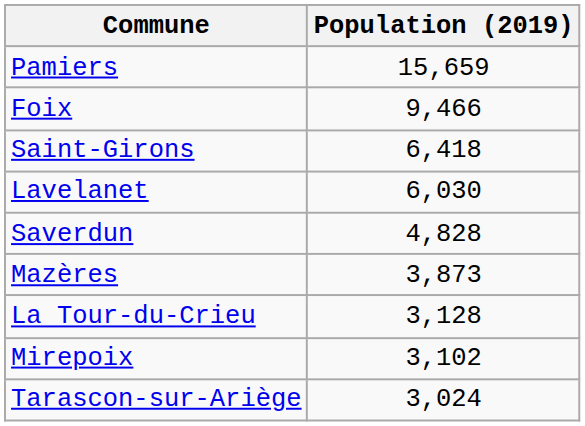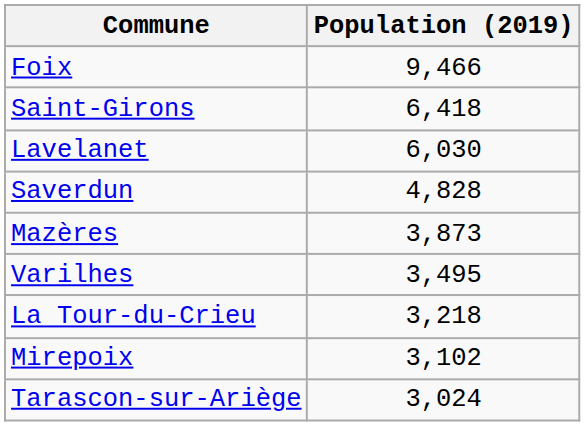- row: (65, 67)
+ row: (72, 275)
(444, 316) 3,128 -> (444, 316) 3,218
